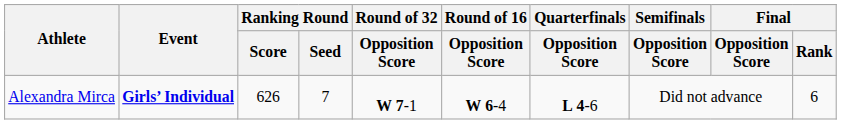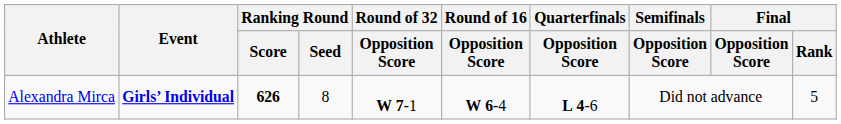(268, 97) normal -> (268, 97) bold
(325, 97) 7 -> (325, 97) 8
(814, 97) 6 -> (814, 97) 5
